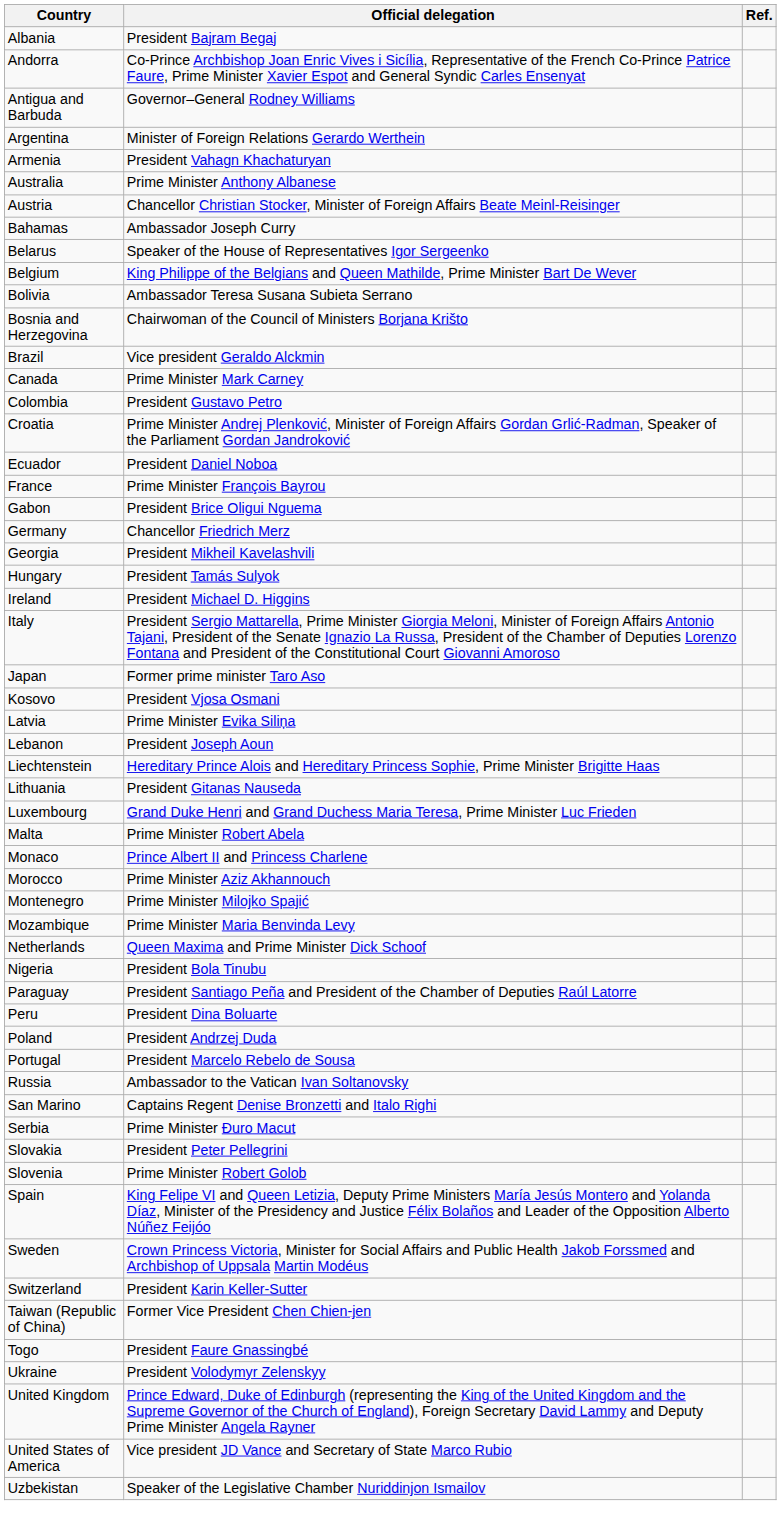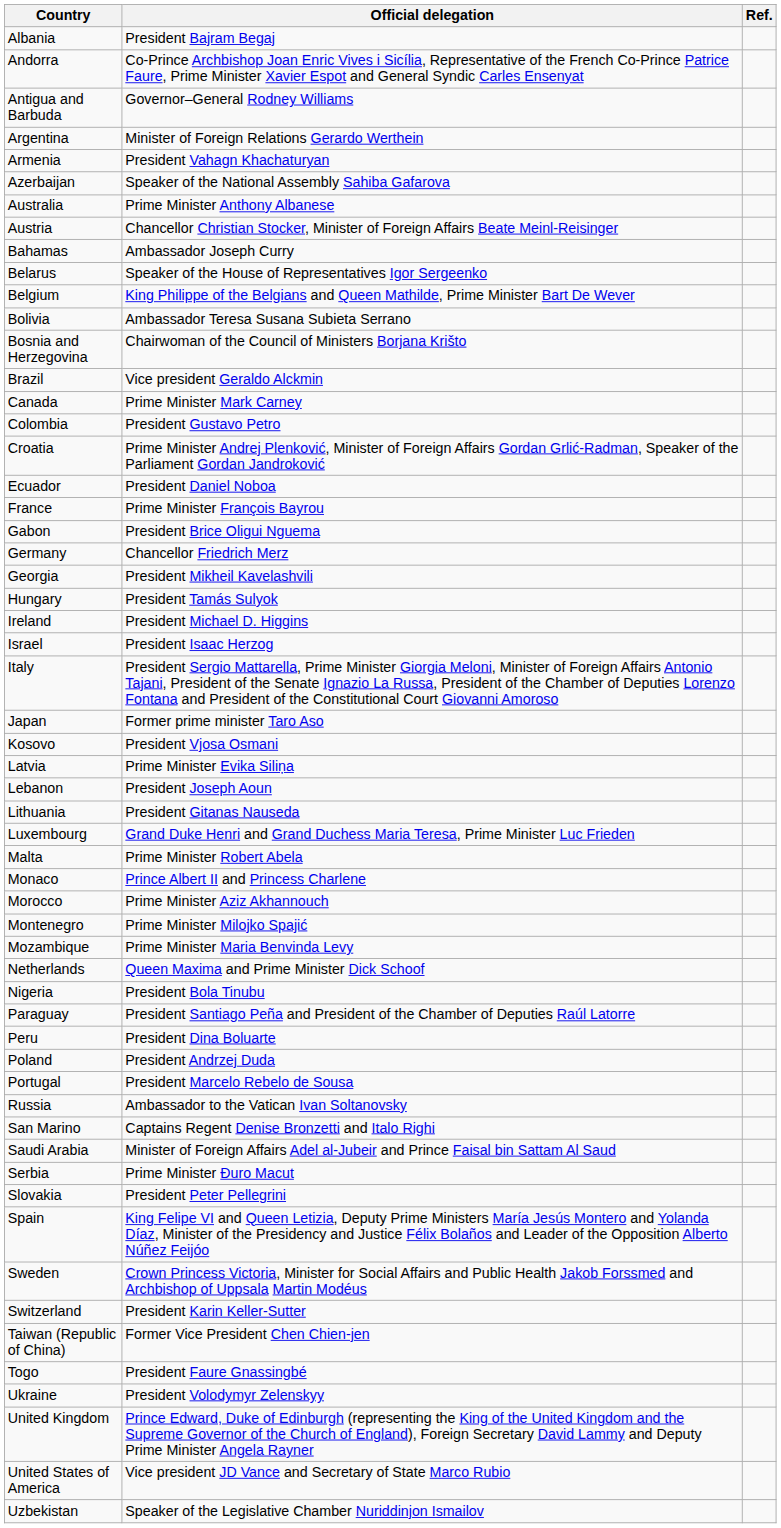+ row: (41, 183)
+ row: (25, 644)
- row: (50, 766)
+ row: (48, 1150)
- row: (35, 1173)
